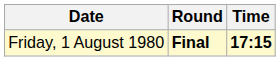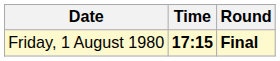columns swapped: (251, 17) <-> (197, 17)
